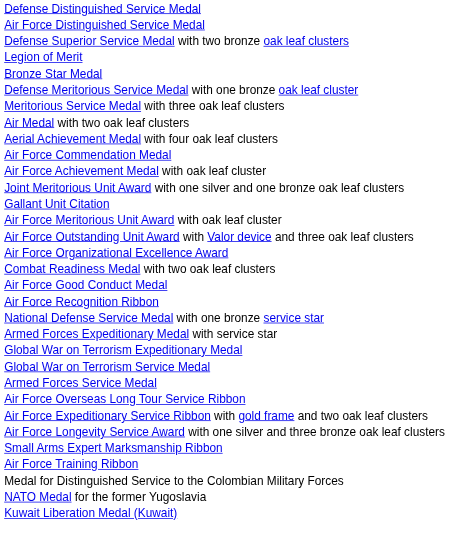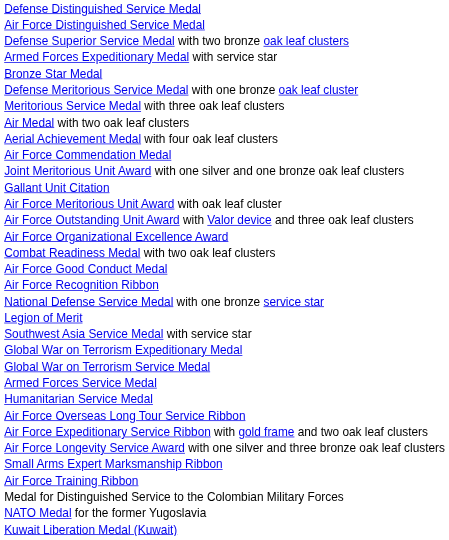rows swapped: (43, 57) <-> (141, 334)
- row: (135, 171)
+ row: (128, 334)
+ row: (79, 399)
